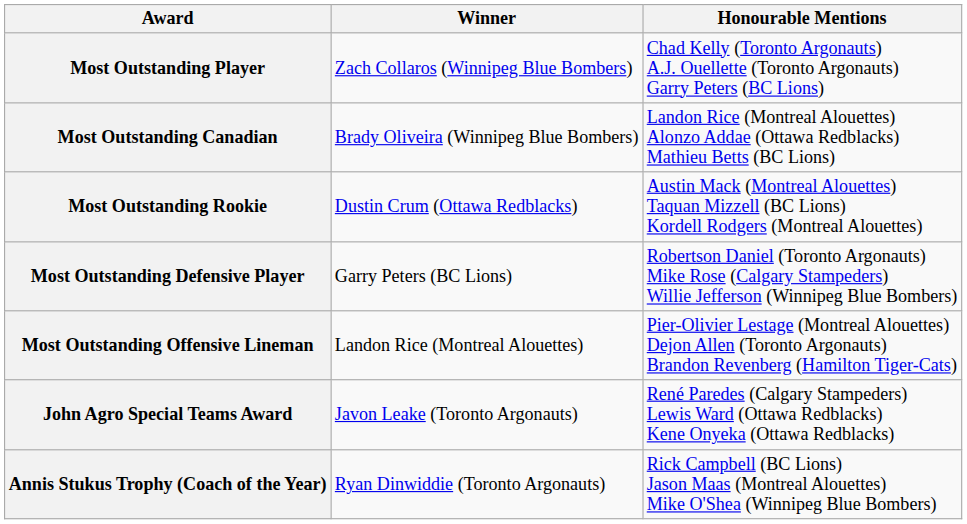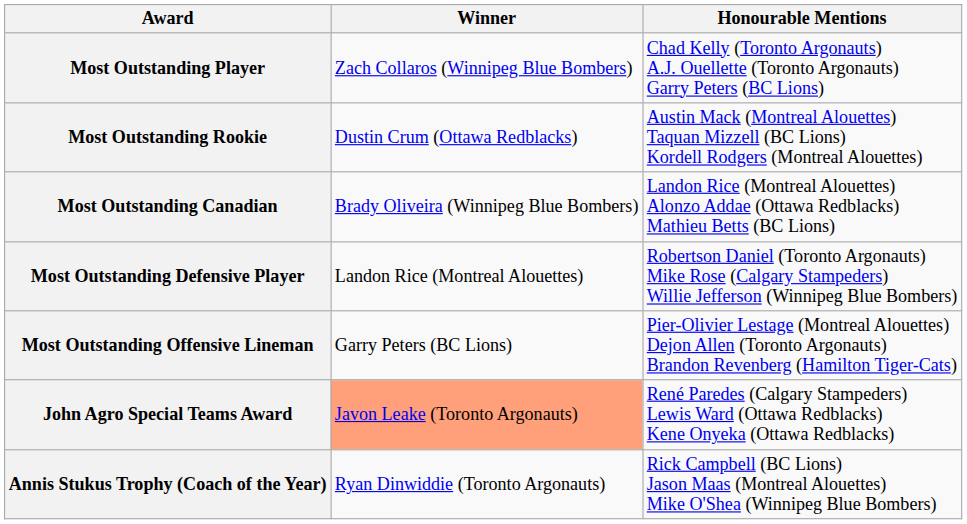rows swapped: (168, 206) <-> (168, 137)
(423, 275) Garry Peters (BC Lions) -> (459, 275) Landon Rice (Montreal Alouettes)
(459, 345) Landon Rice (Montreal Alouettes) -> (423, 345) Garry Peters (BC Lions)
(456, 414) no background -> (456, 414) lightsalmon background
